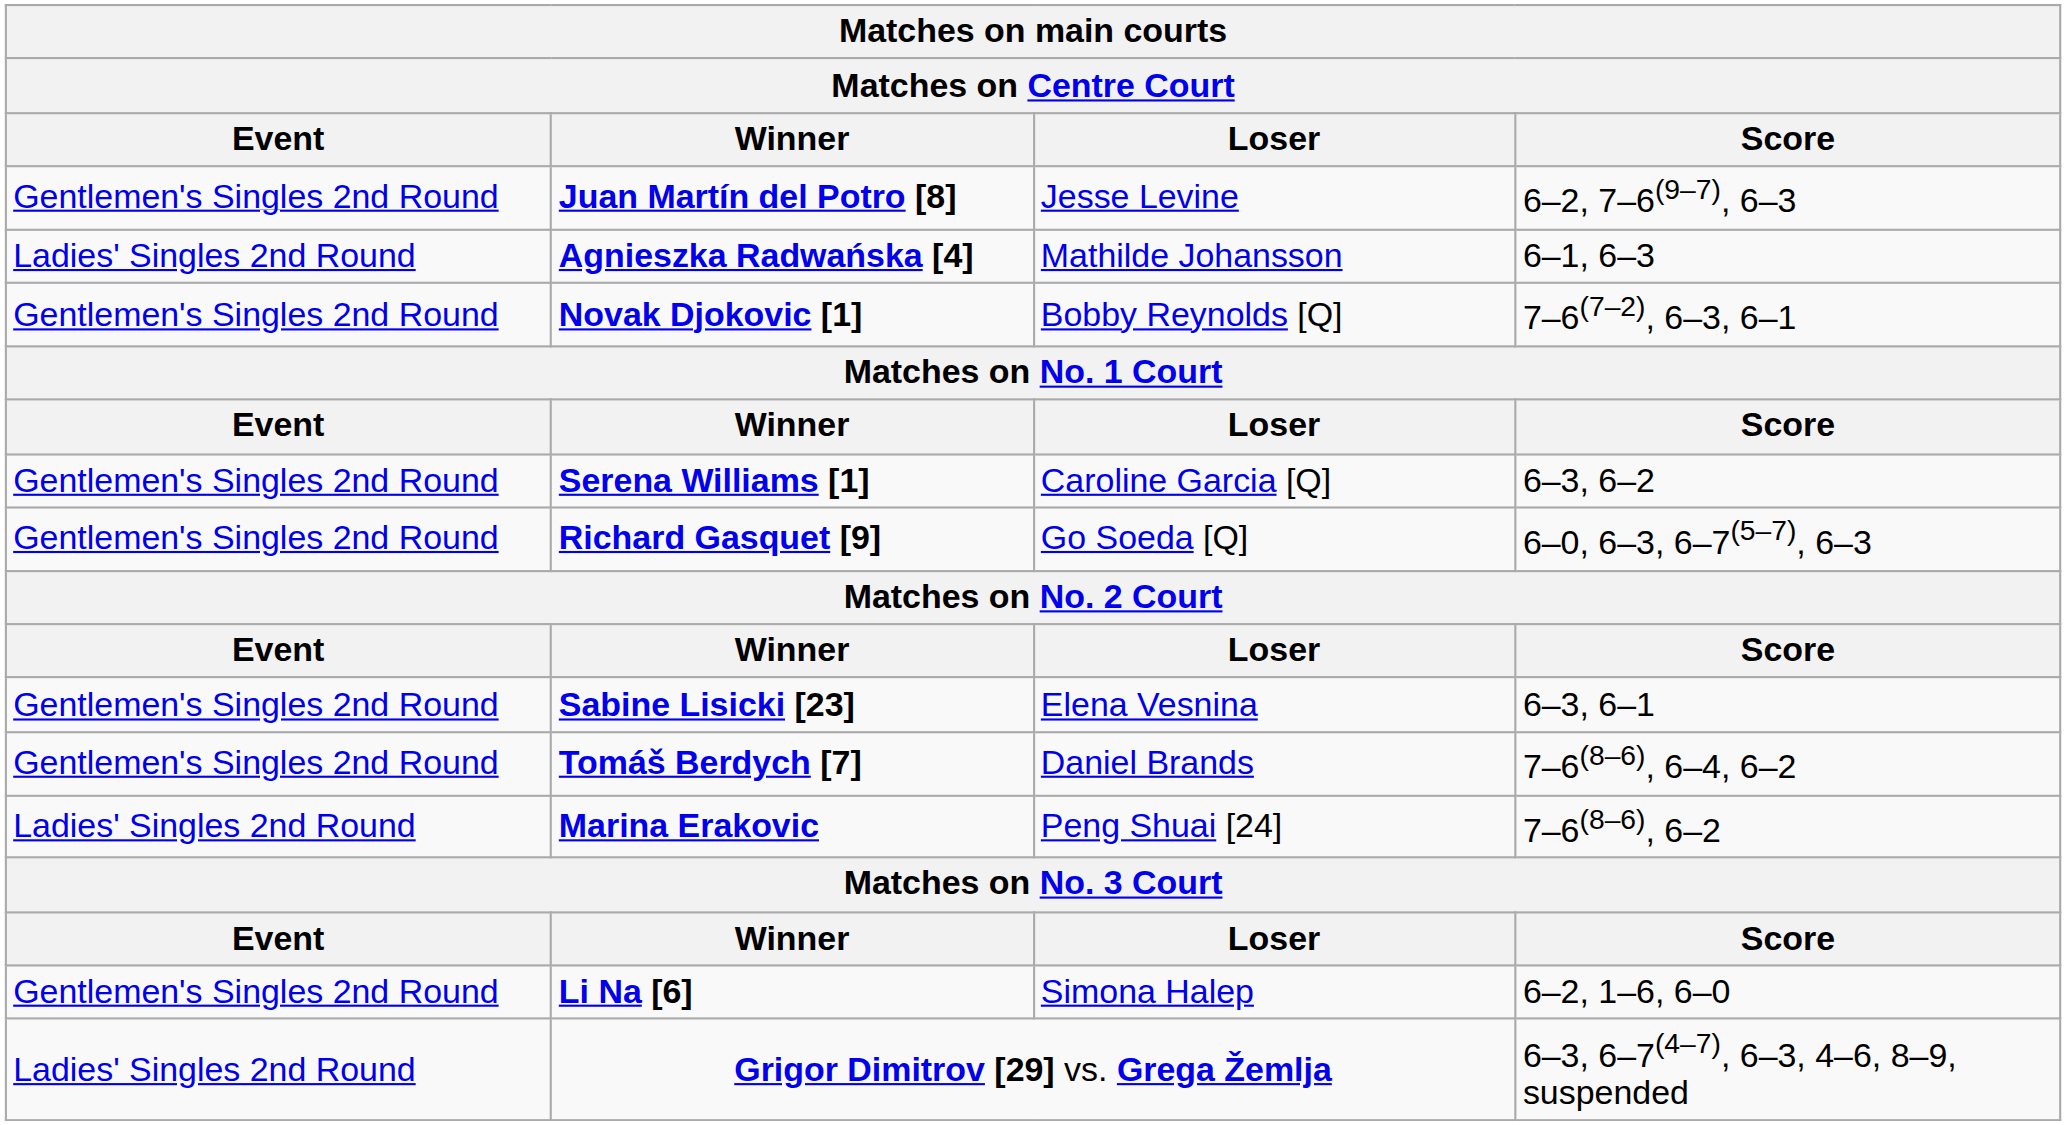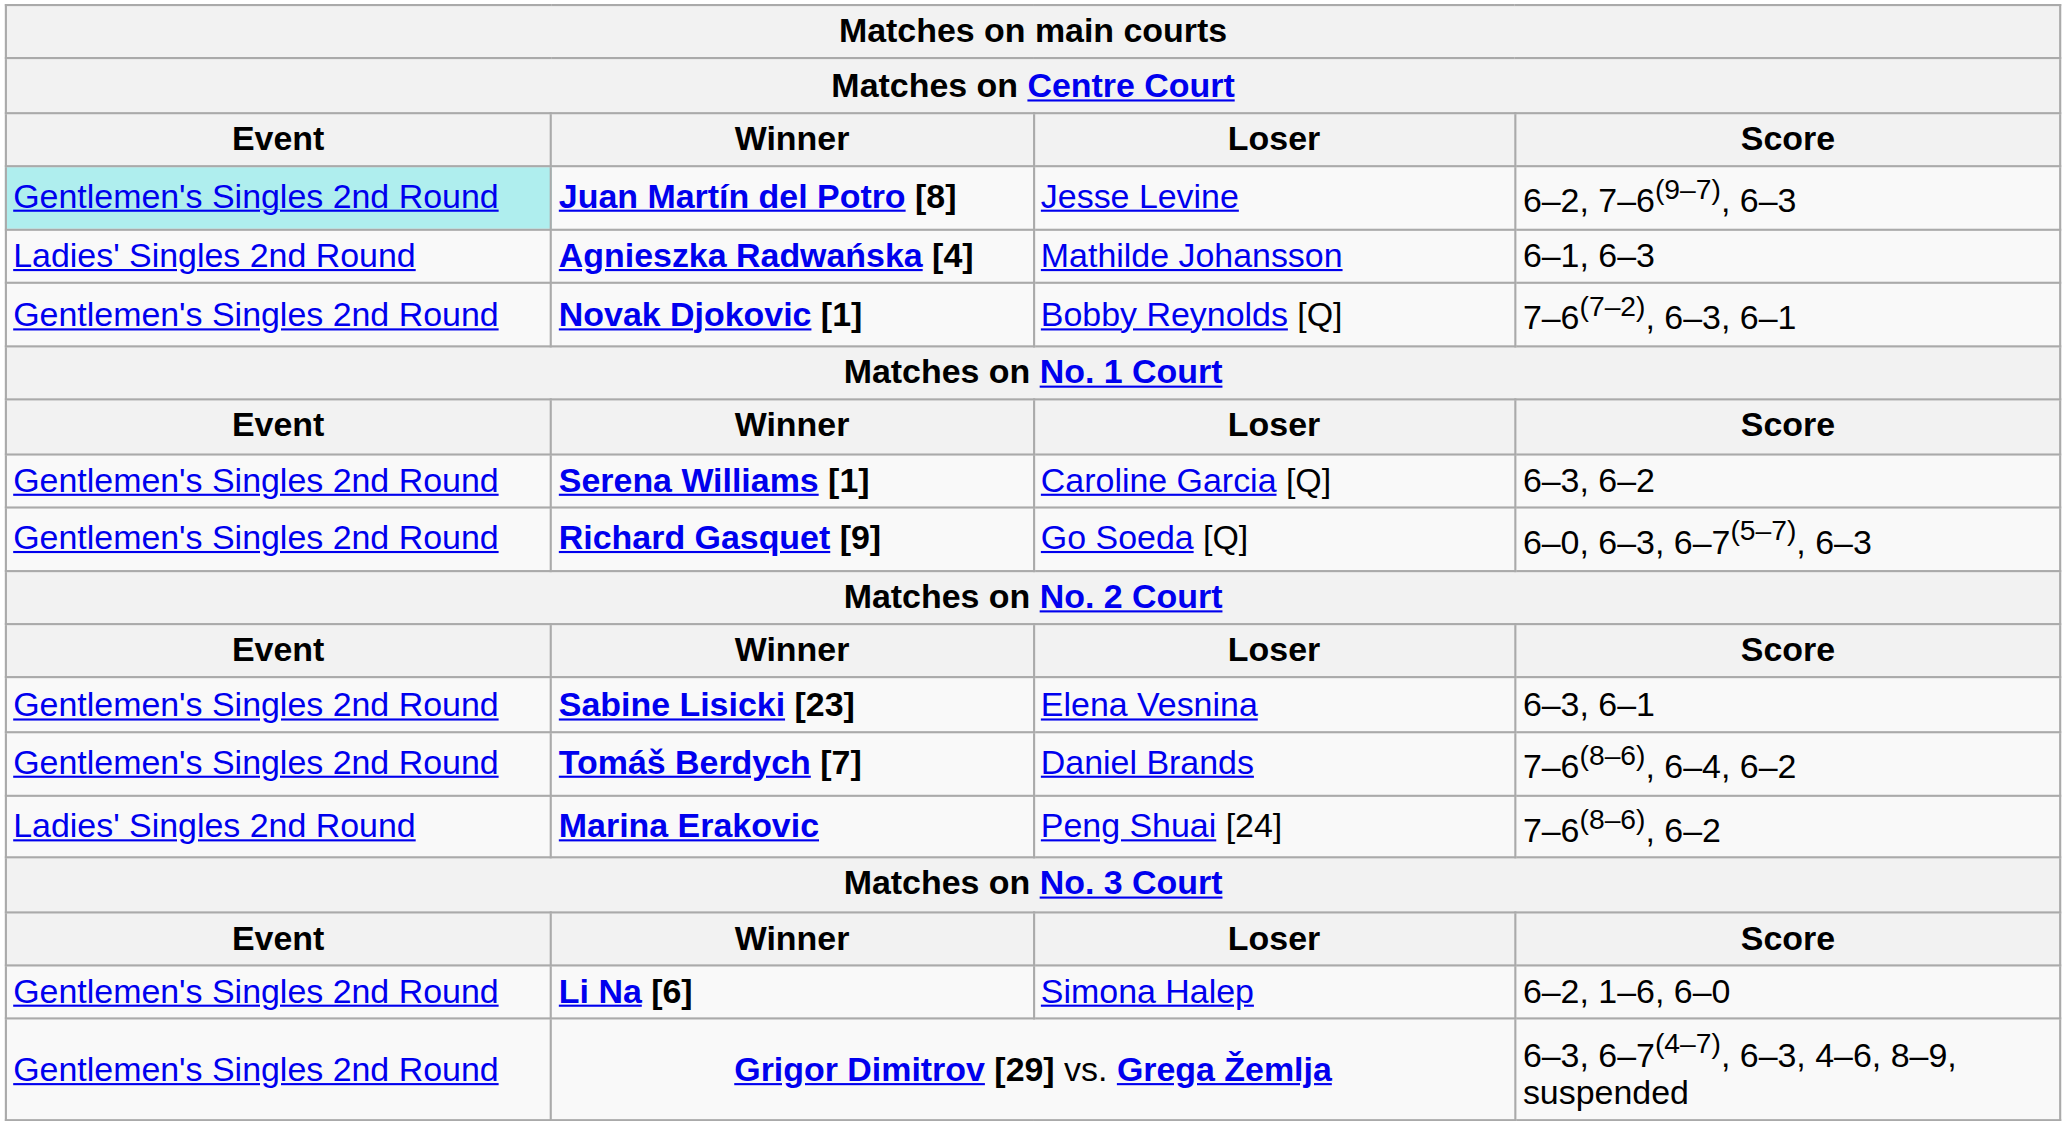(256, 197) no background -> (256, 197) paleturquoise background
(214, 1069) Ladies' Singles 2nd Round -> (256, 1069) Gentlemen's Singles 2nd Round
